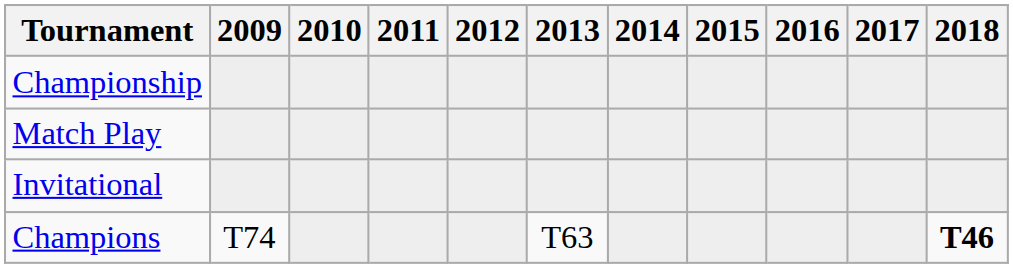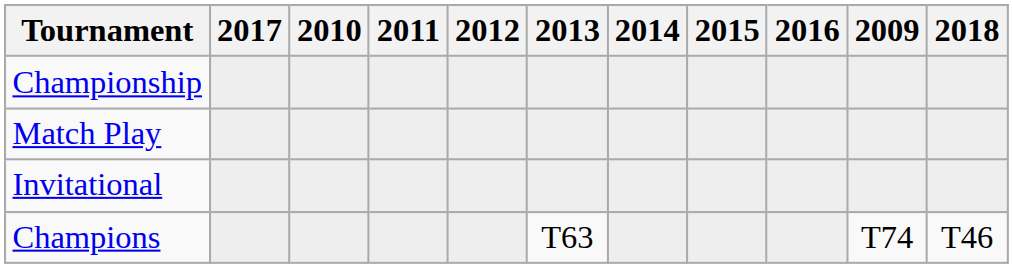columns swapped: (249, 30) <-> (887, 30)
(967, 236) bold -> (967, 236) normal
